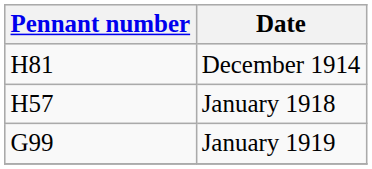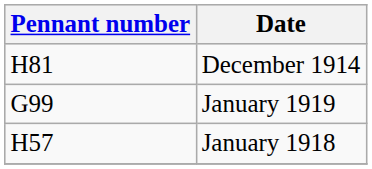rows swapped: (269, 103) <-> (269, 143)
